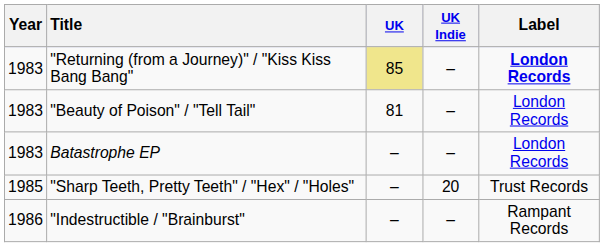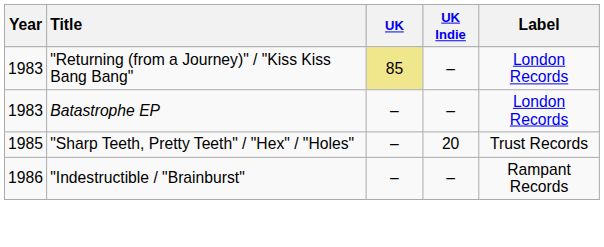(539, 68) bold -> (539, 68) normal
- row: (153, 110)
